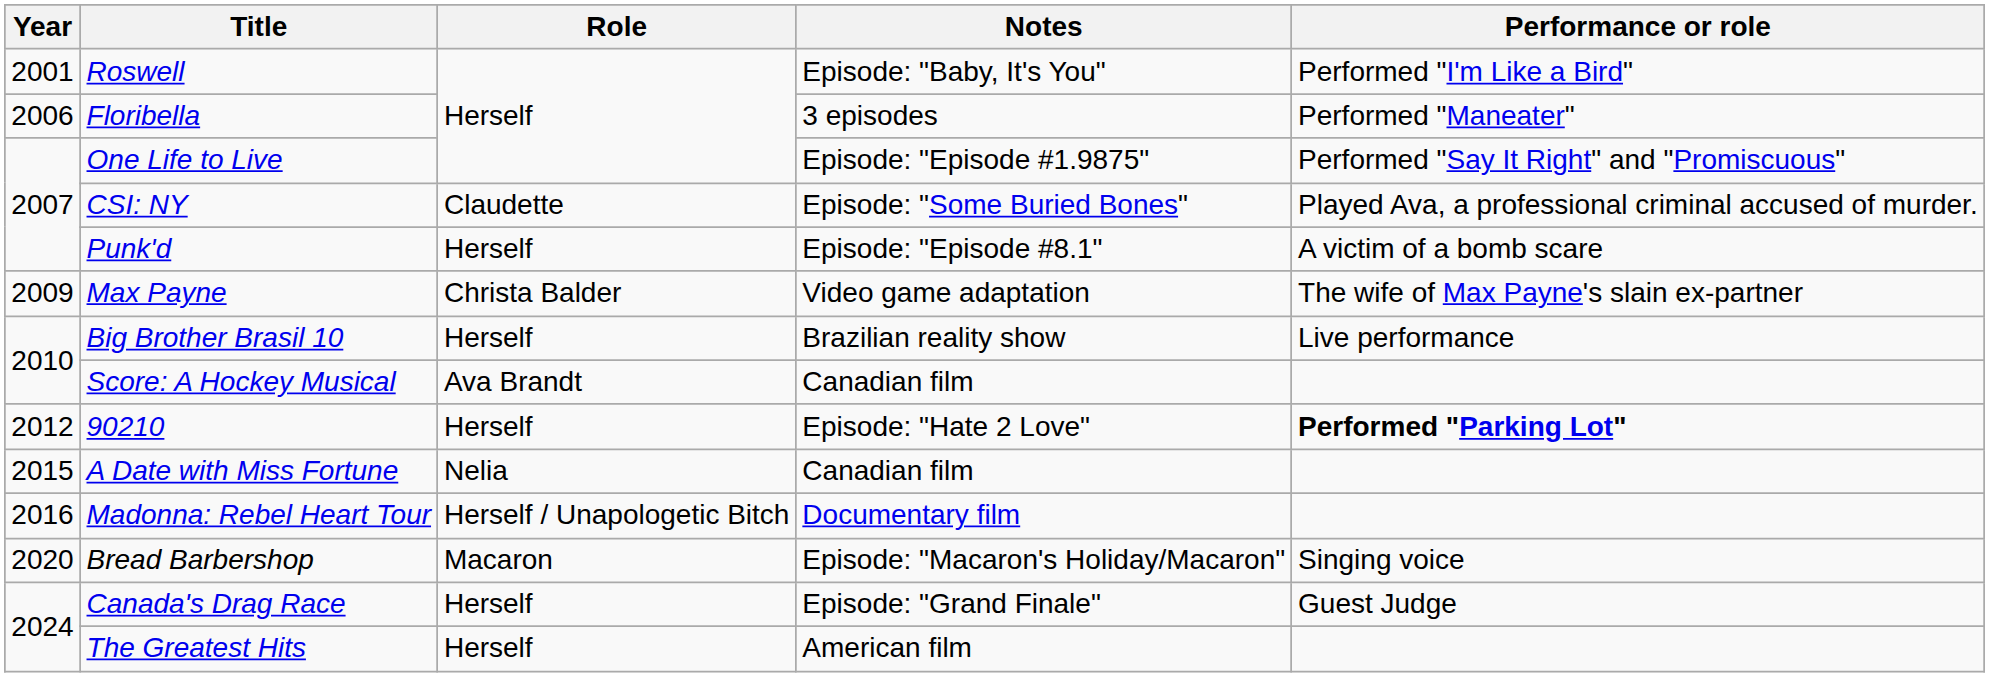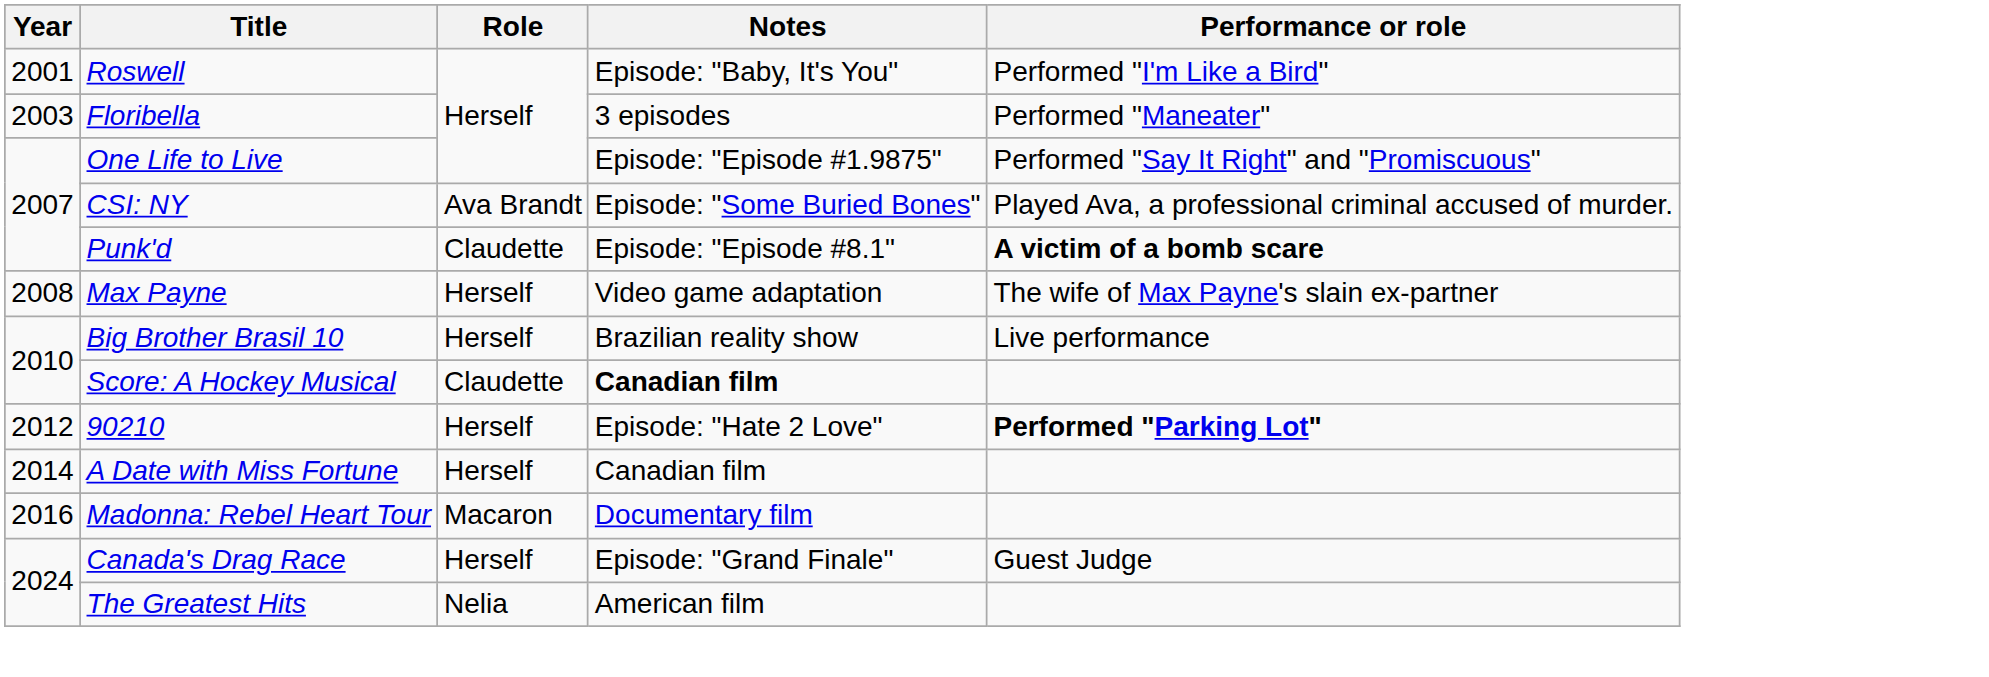(42, 115) 2006 -> (42, 115) 2003
(504, 204) Claudette -> (513, 204) Ava Brandt
(488, 248) Herself -> (504, 248) Claudette
(1451, 248) normal -> (1159, 248) bold
(42, 293) 2009 -> (42, 293) 2008
(533, 293) Christa Balder -> (488, 293) Herself
(513, 381) Ava Brandt -> (504, 381) Claudette
(888, 381) normal -> (687, 381) bold
(42, 470) 2015 -> (42, 470) 2014
(476, 470) Nelia -> (488, 470) Herself
(617, 515) Herself / Unapologetic Bitch -> (498, 515) Macaron
- row: (200, 559)
(488, 648) Herself -> (476, 603) Nelia
